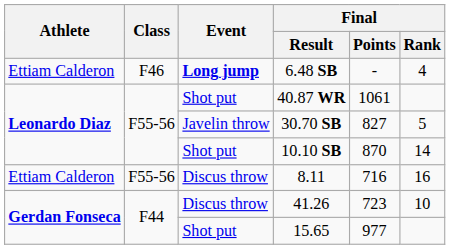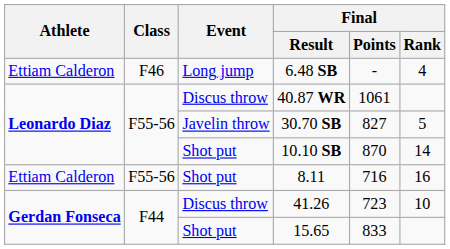(221, 71) bold -> (218, 71) normal
(209, 97) Shot put -> (225, 97) Discus throw
(225, 177) Discus throw -> (209, 177) Shot put
(374, 230) 977 -> (374, 230) 833
